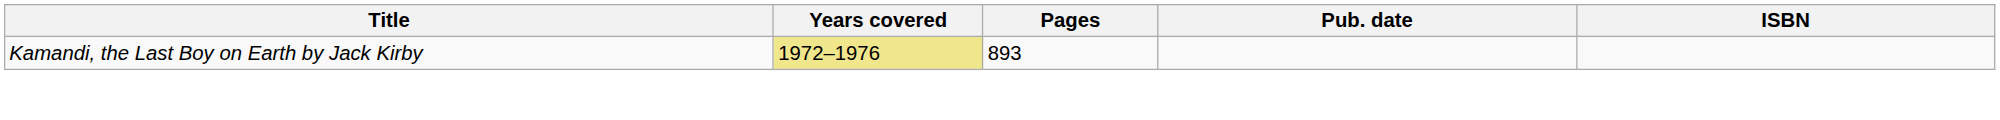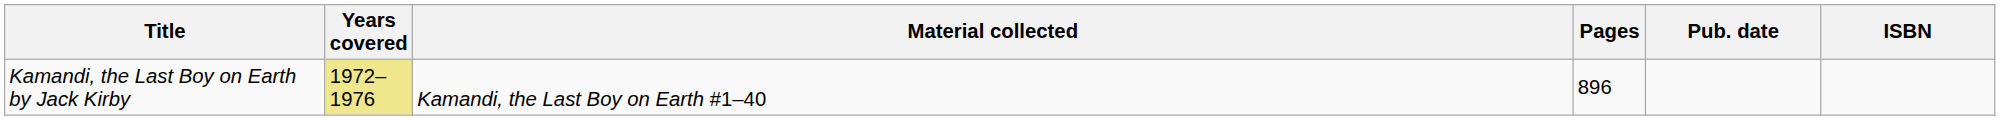+ column: (993, 32)
(1005, 52) 893 -> (1595, 87) 896
